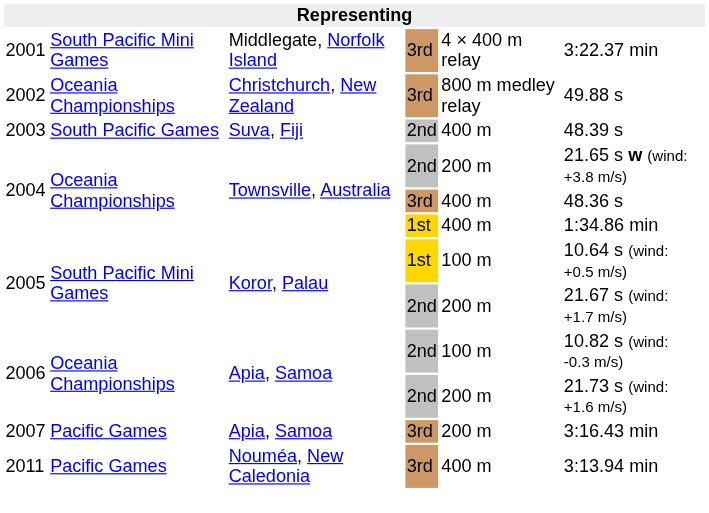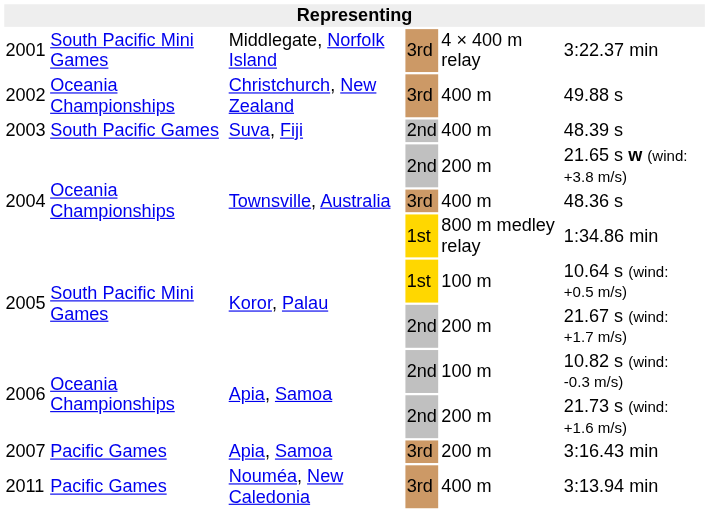(498, 95) 800 m medley relay -> (466, 95) 400 m
(466, 225) 400 m -> (498, 235) 800 m medley relay
